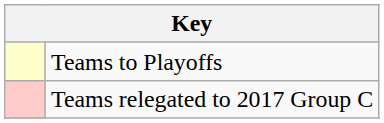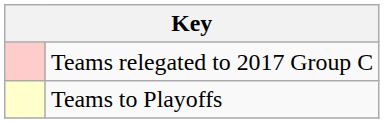rows swapped: (137, 61) <-> (212, 99)
